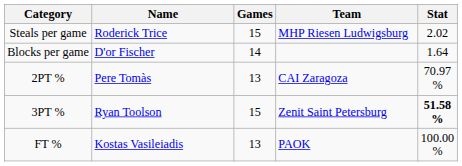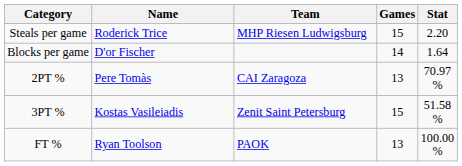columns swapped: (347, 14) <-> (255, 14)
(437, 33) 2.02 -> (437, 33) 2.20
(128, 111) Ryan Toolson -> (139, 111) Kostas Vasileiadis
(437, 111) bold -> (437, 111) normal
(139, 144) Kostas Vasileiadis -> (128, 144) Ryan Toolson
